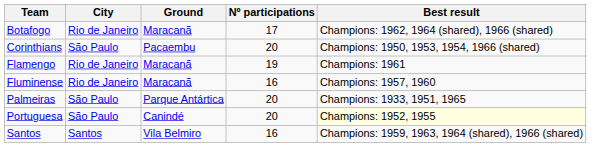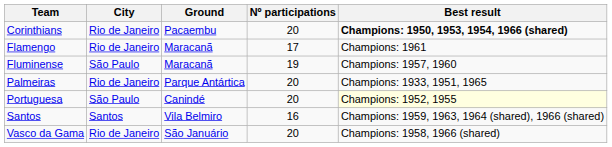- row: (29, 30)
(93, 47) São Paulo -> (124, 30) Rio de Janeiro
(430, 47) normal -> (454, 30) bold
(272, 64) 19 -> (293, 47) 17
(103, 82) Rio de Janeiro -> (114, 64) São Paulo
(272, 82) 16 -> (293, 64) 19
(93, 99) São Paulo -> (124, 82) Rio de Janeiro
+ row: (45, 133)
